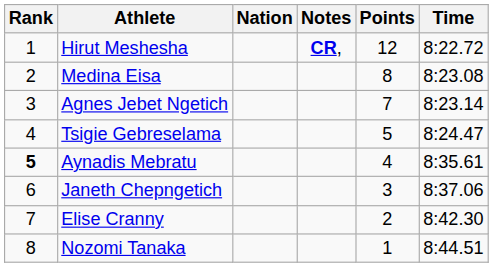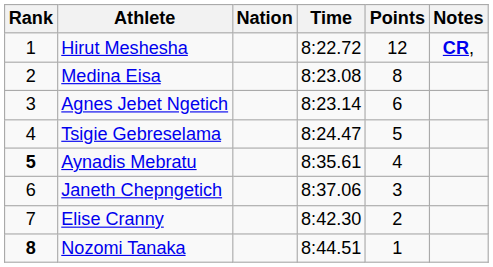columns swapped: (453, 18) <-> (326, 18)
(387, 104) 7 -> (397, 104) 6
(31, 248) normal -> (31, 248) bold
